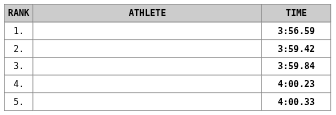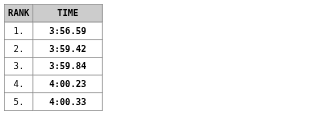- column: (147, 13)
